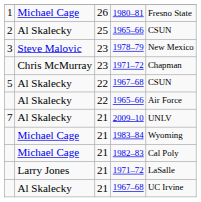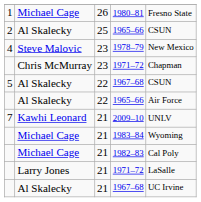(10, 48) 3 -> (10, 48) 4
(45, 118) Al Skalecky -> (52, 118) Kawhi Leonard
